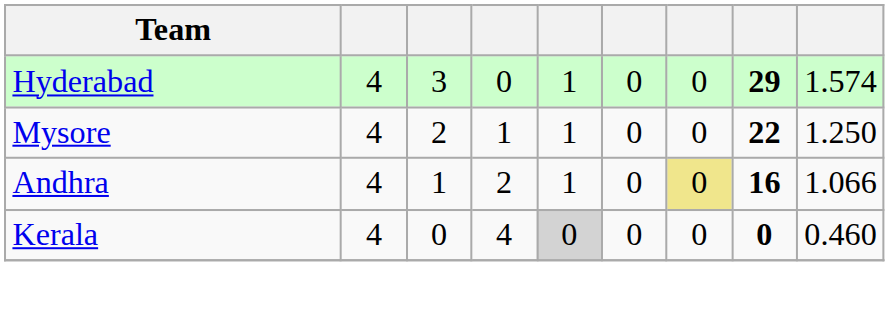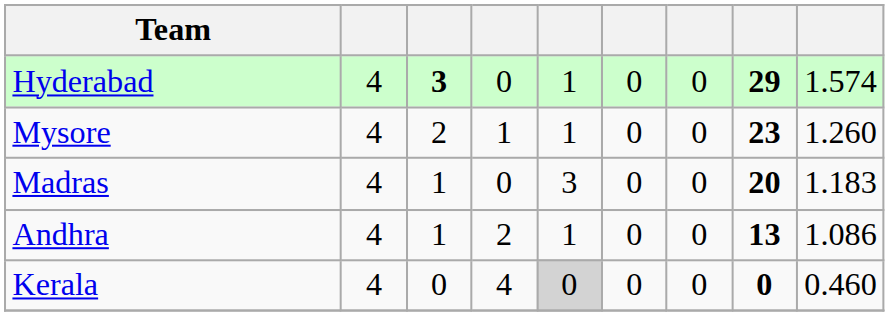(439, 81) normal -> (439, 81) bold
(764, 132) 22 -> (764, 132) 23
(841, 132) 1.250 -> (841, 132) 1.260
+ row: (61, 183)
(699, 183) khaki background -> (699, 234) no background
(764, 183) 16 -> (764, 234) 13
(841, 183) 1.066 -> (841, 234) 1.086
